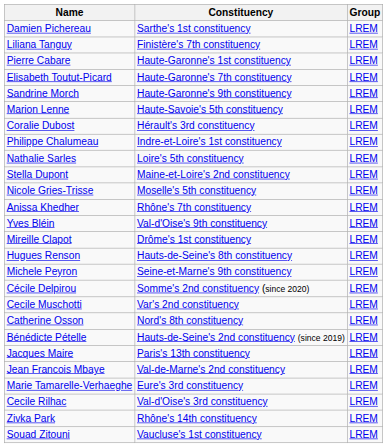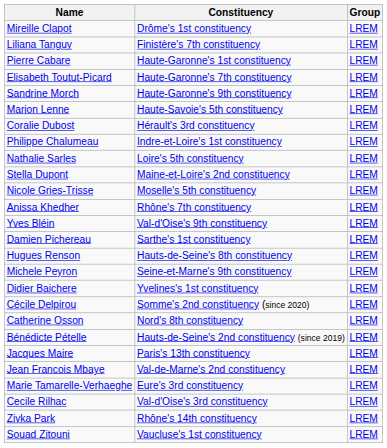rows swapped: (39, 239) <-> (49, 28)
+ row: (42, 288)
- row: (44, 304)
